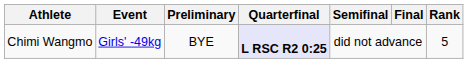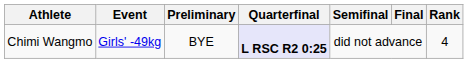(445, 41) 5 -> (445, 41) 4
